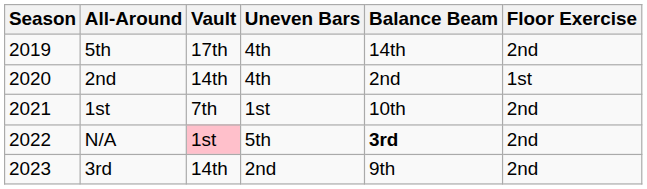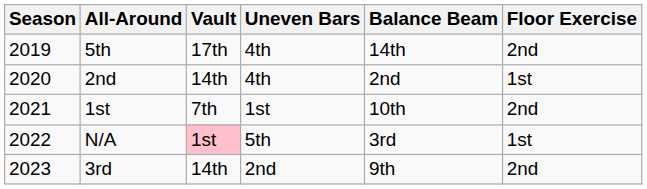(384, 139) bold -> (383, 139) normal
(523, 139) 2nd -> (519, 139) 1st
